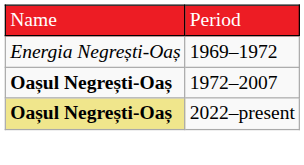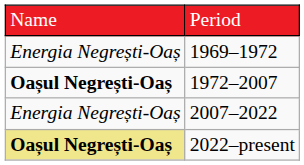+ row: (234, 113)
